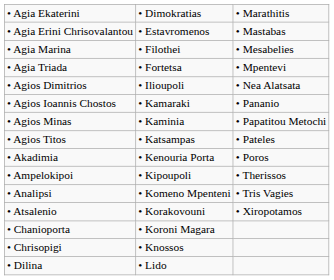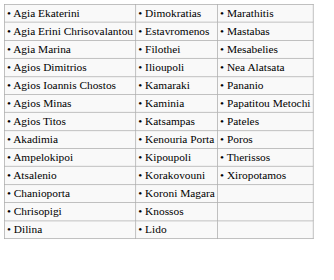- row: (37, 67)
- row: (29, 193)
